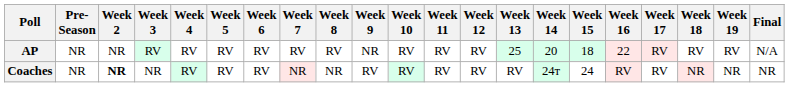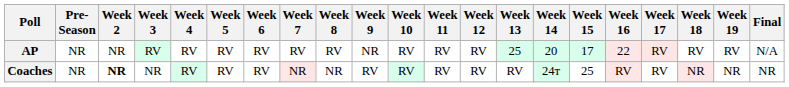(587, 51) 18 -> (587, 51) 17
(587, 72) 24 -> (587, 72) 25
